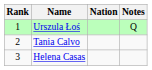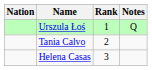columns swapped: (18, 12) <-> (104, 12)
